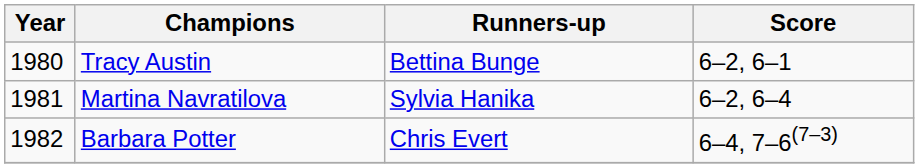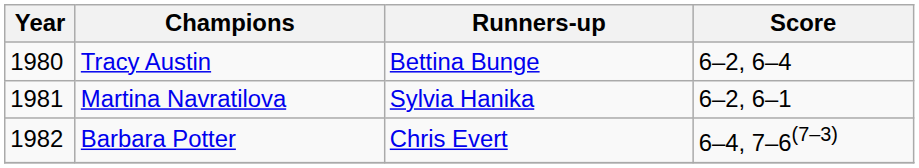(745, 61) 6–2, 6–1 -> (745, 61) 6–2, 6–4
(745, 99) 6–2, 6–4 -> (745, 99) 6–2, 6–1
